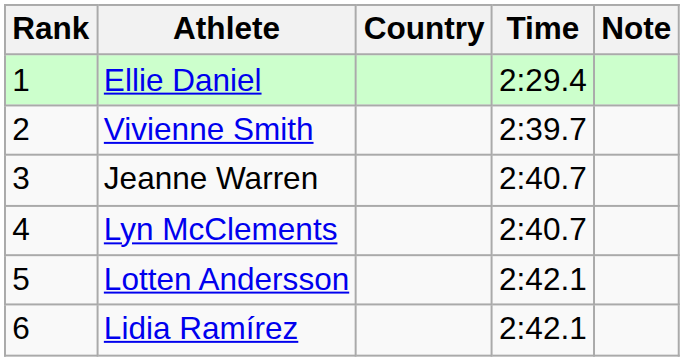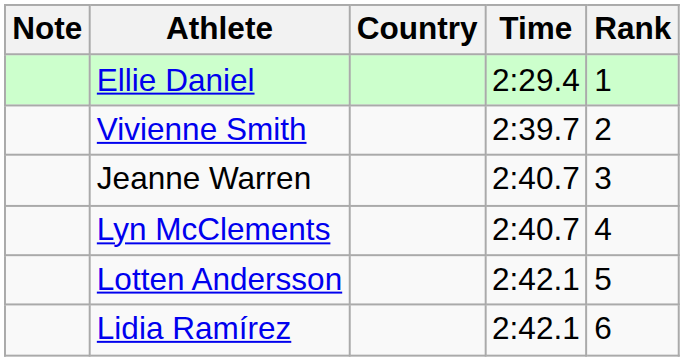columns swapped: (51, 29) <-> (636, 29)
